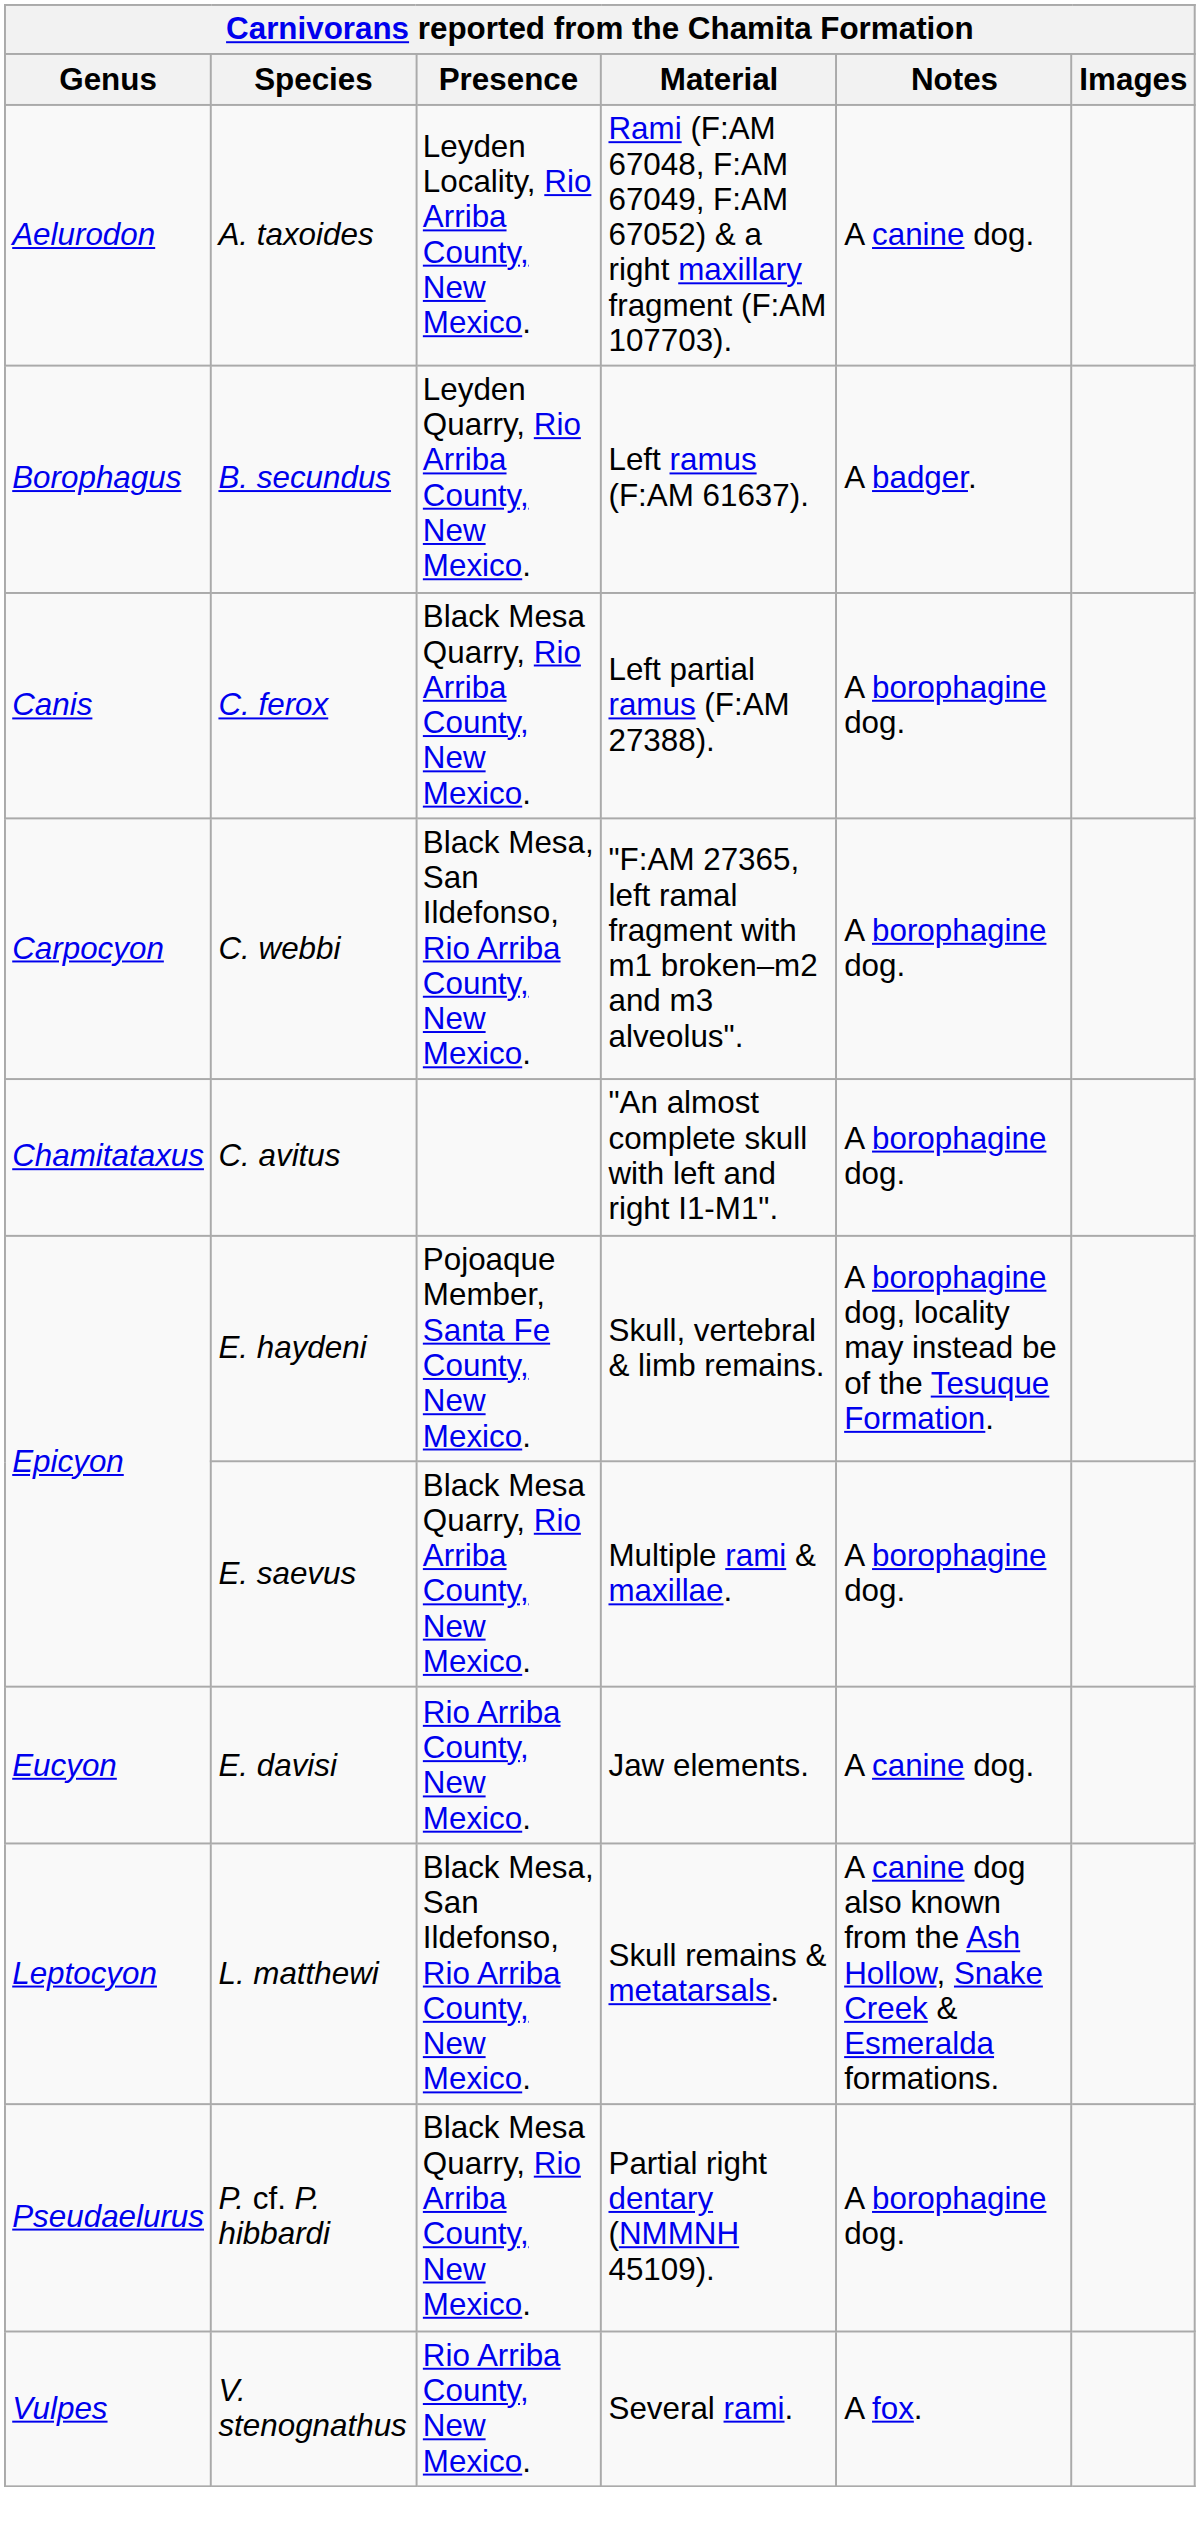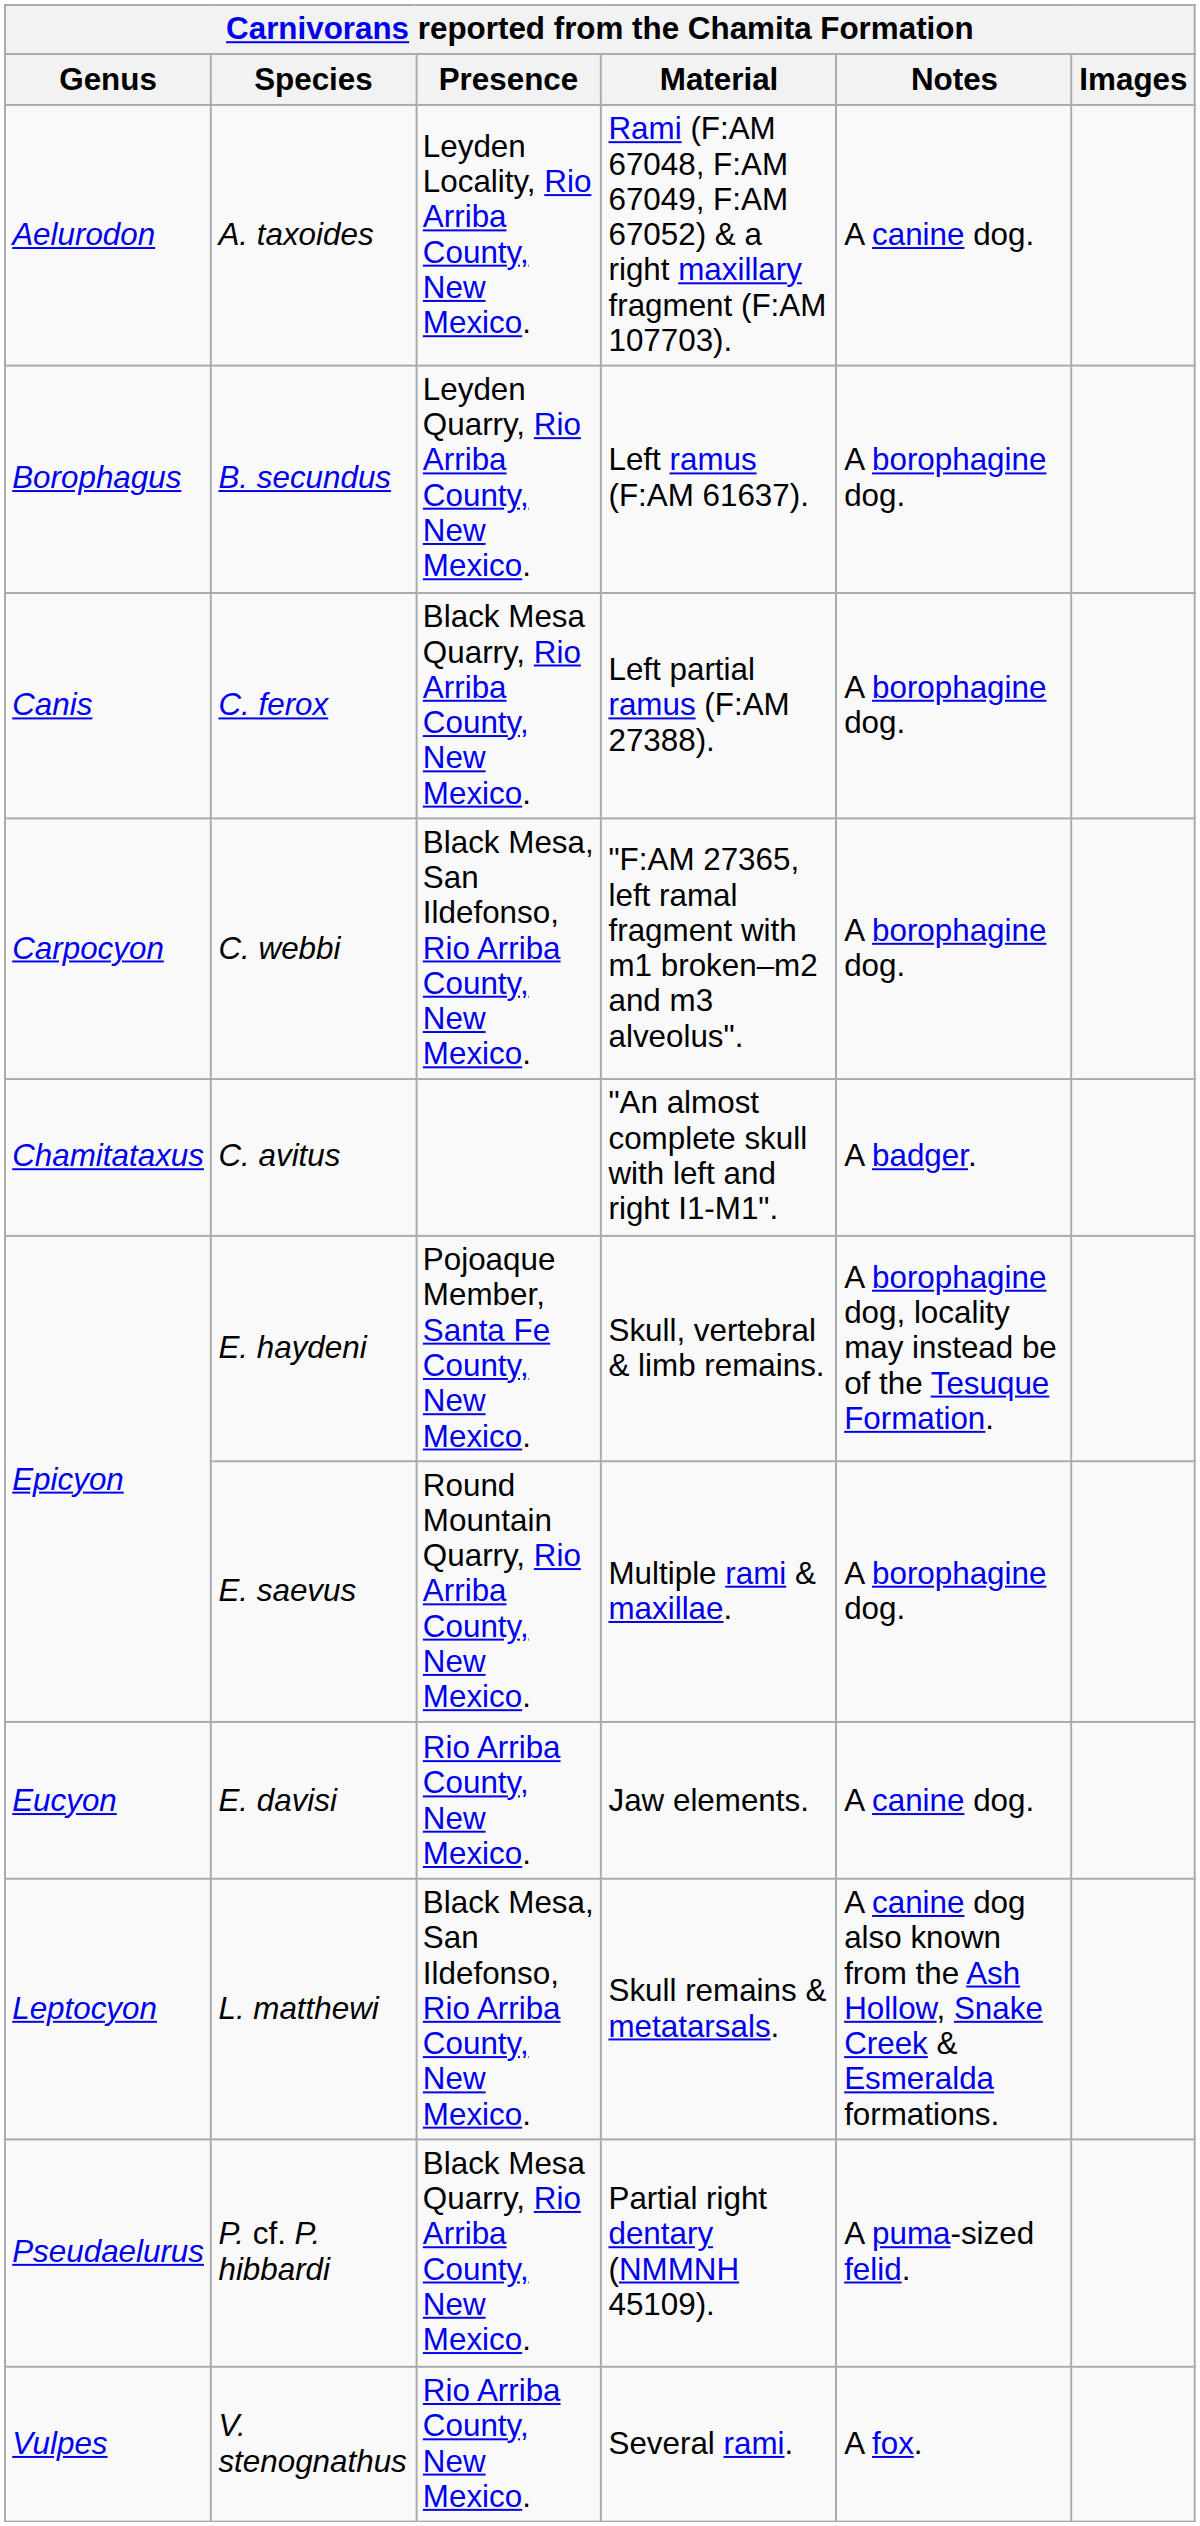(910, 478) A badger. -> (945, 478) A borophagine dog.
(945, 1156) A borophagine dog. -> (910, 1156) A badger.
(504, 1573) Black Mesa Quarry, Rio Arriba County, New Mexico. -> (502, 1591) Round Mountain Quarry, Rio Arriba County, New Mexico.
(945, 2216) A borophagine dog. -> (939, 2252) A puma-sized felid.
